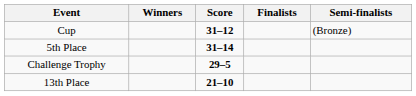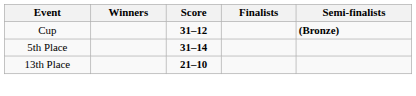(332, 30) normal -> (319, 30) bold
- row: (67, 64)
